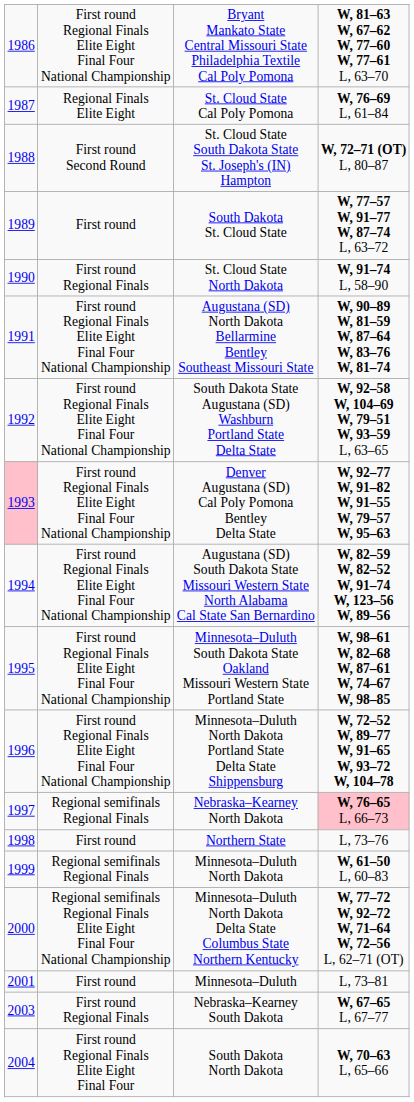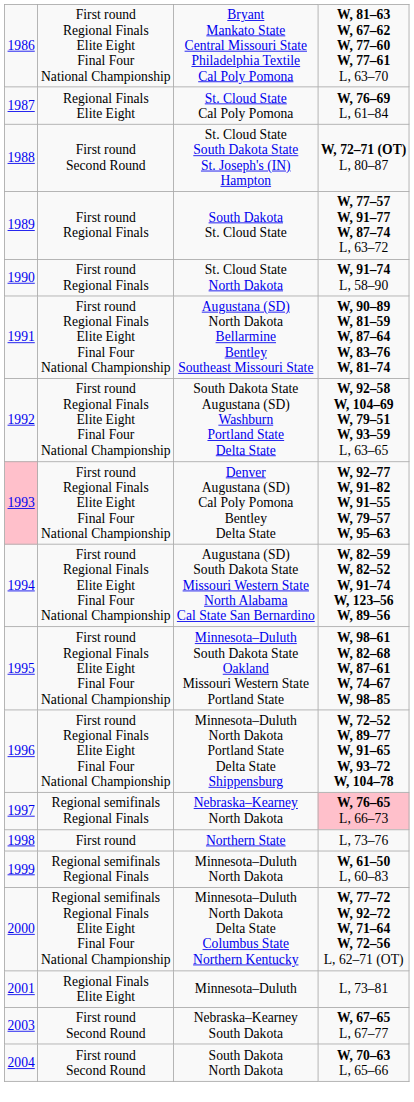(106, 225) First round -> (106, 225) First round Regional Finals
(106, 981) First round -> (106, 989) Regional Finals Elite Eight
(106, 1010) First round Regional Finals -> (106, 1025) First round Second Round
(106, 1062) First round Regional Finals Elite Eight Final Four -> (106, 1062) First round Second Round
